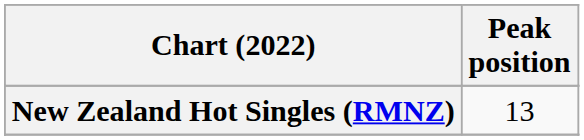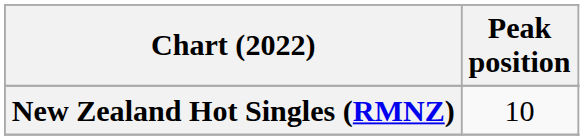(520, 109) 13 -> (520, 109) 10
